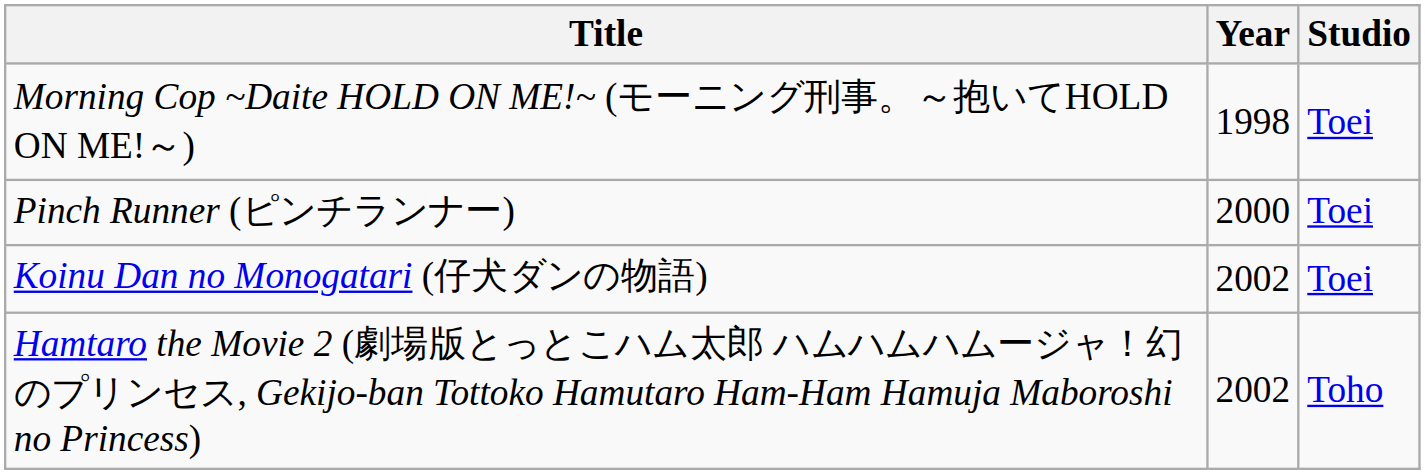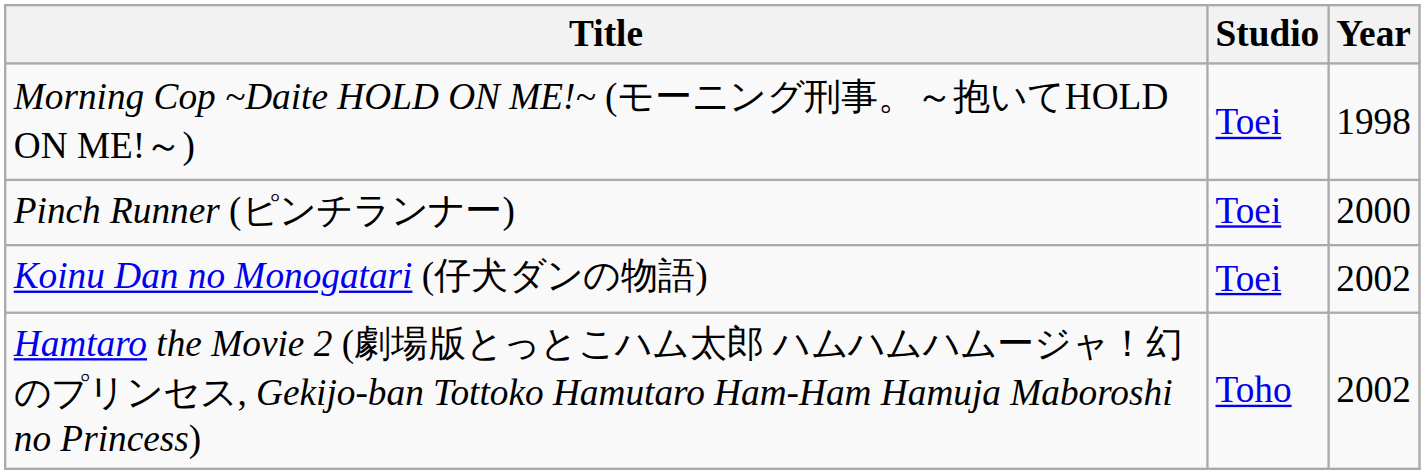columns swapped: (1253, 34) <-> (1359, 34)
